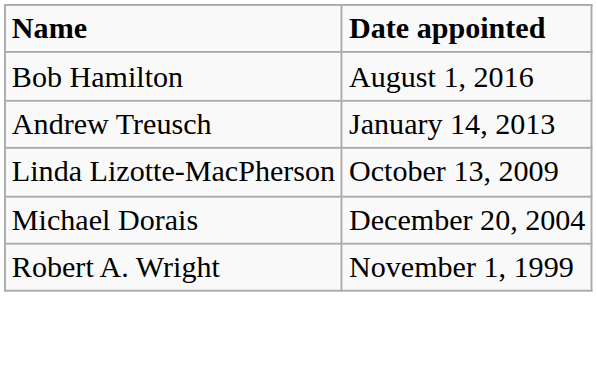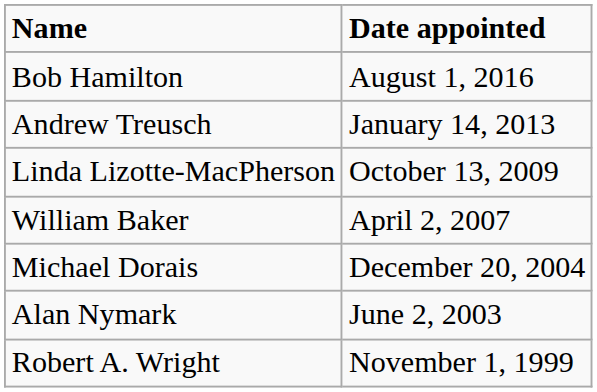+ row: (100, 219)
+ row: (94, 314)
